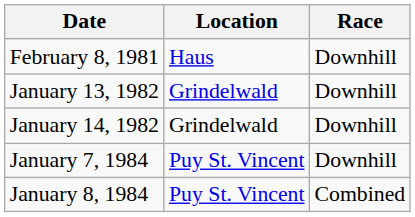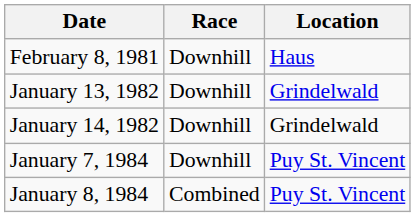columns swapped: (237, 21) <-> (360, 21)
